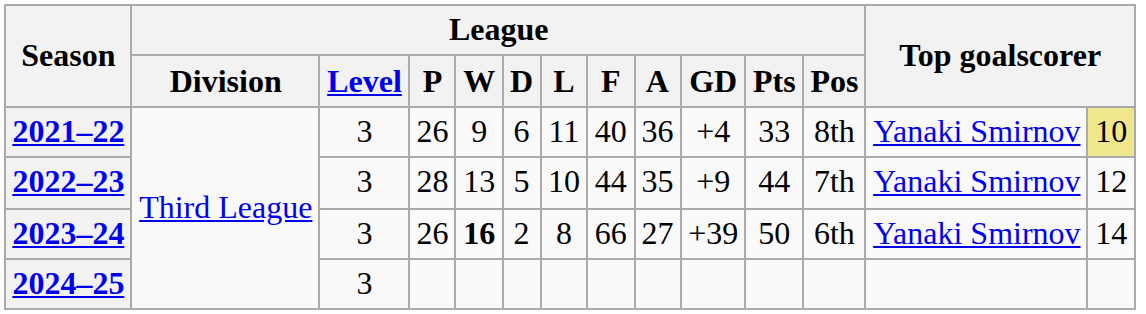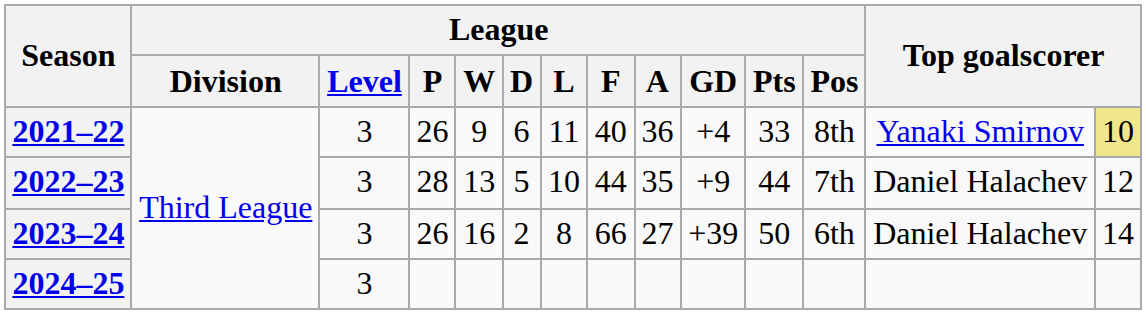(977, 182) Yanaki Smirnov -> (980, 182) Daniel Halachev
(479, 232) bold -> (479, 232) normal
(977, 232) Yanaki Smirnov -> (980, 232) Daniel Halachev
